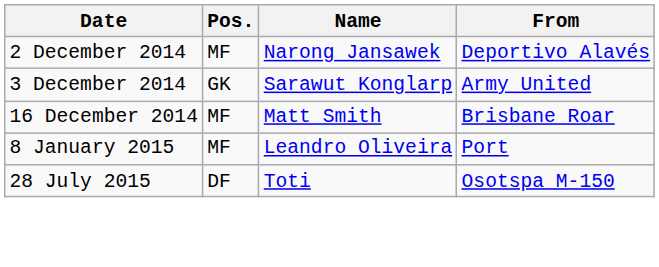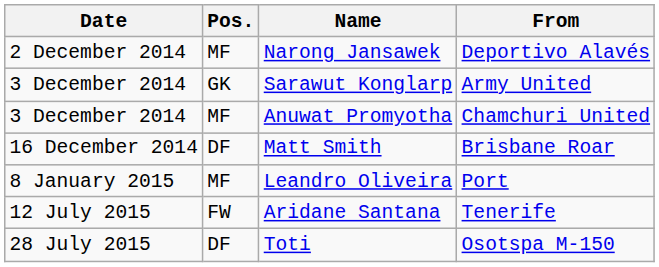+ row: (358, 117)
(219, 117) MF -> (219, 149) DF
+ row: (352, 213)
